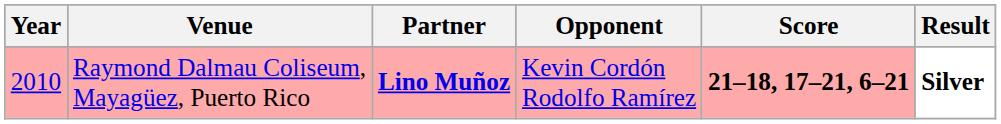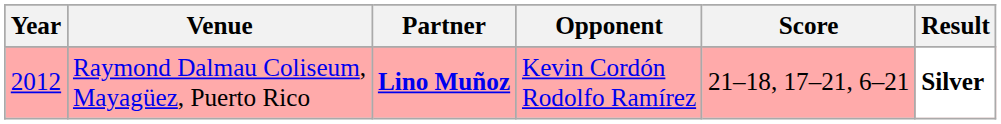(36, 82) 2010 -> (36, 82) 2012
(809, 82) bold -> (809, 82) normal
